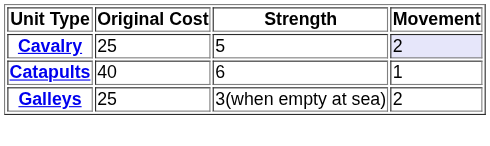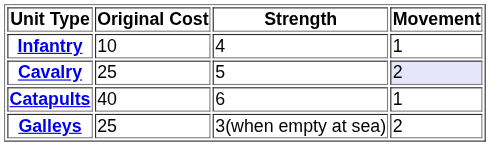+ row: (50, 46)
